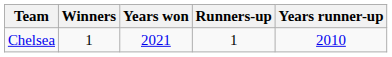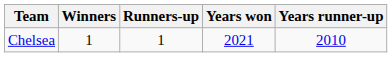columns swapped: (234, 16) <-> (156, 16)
